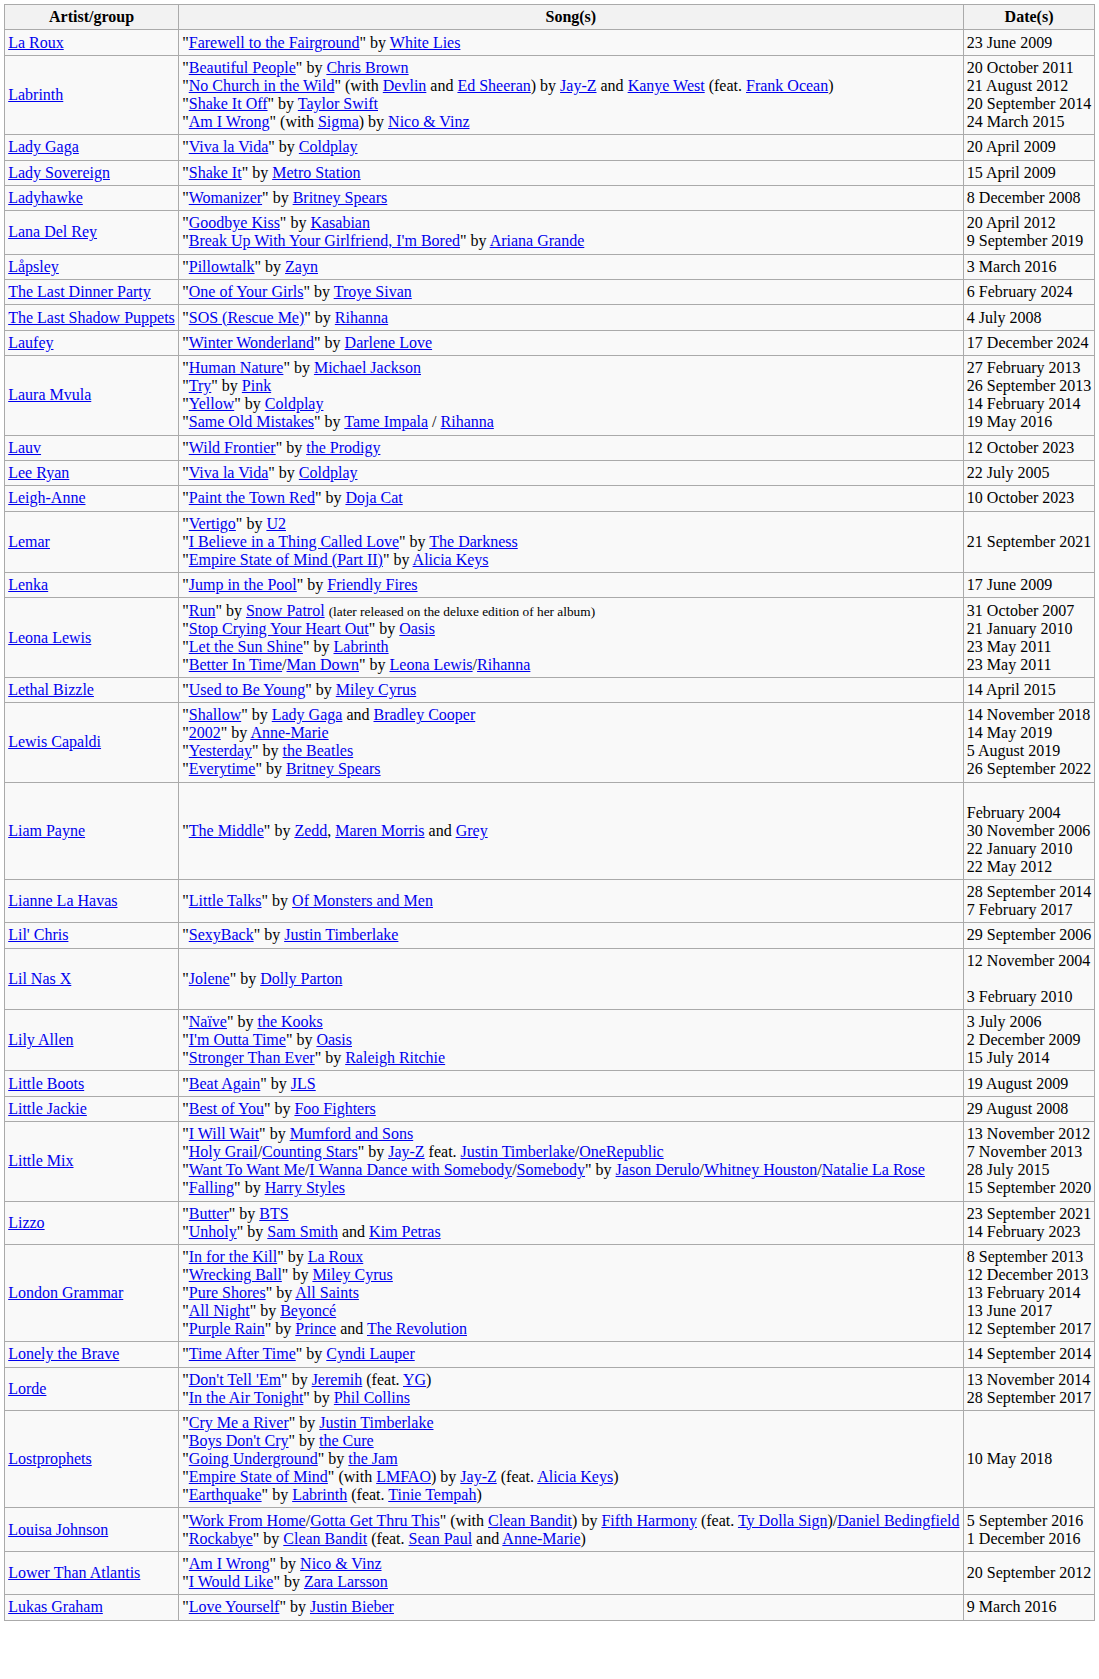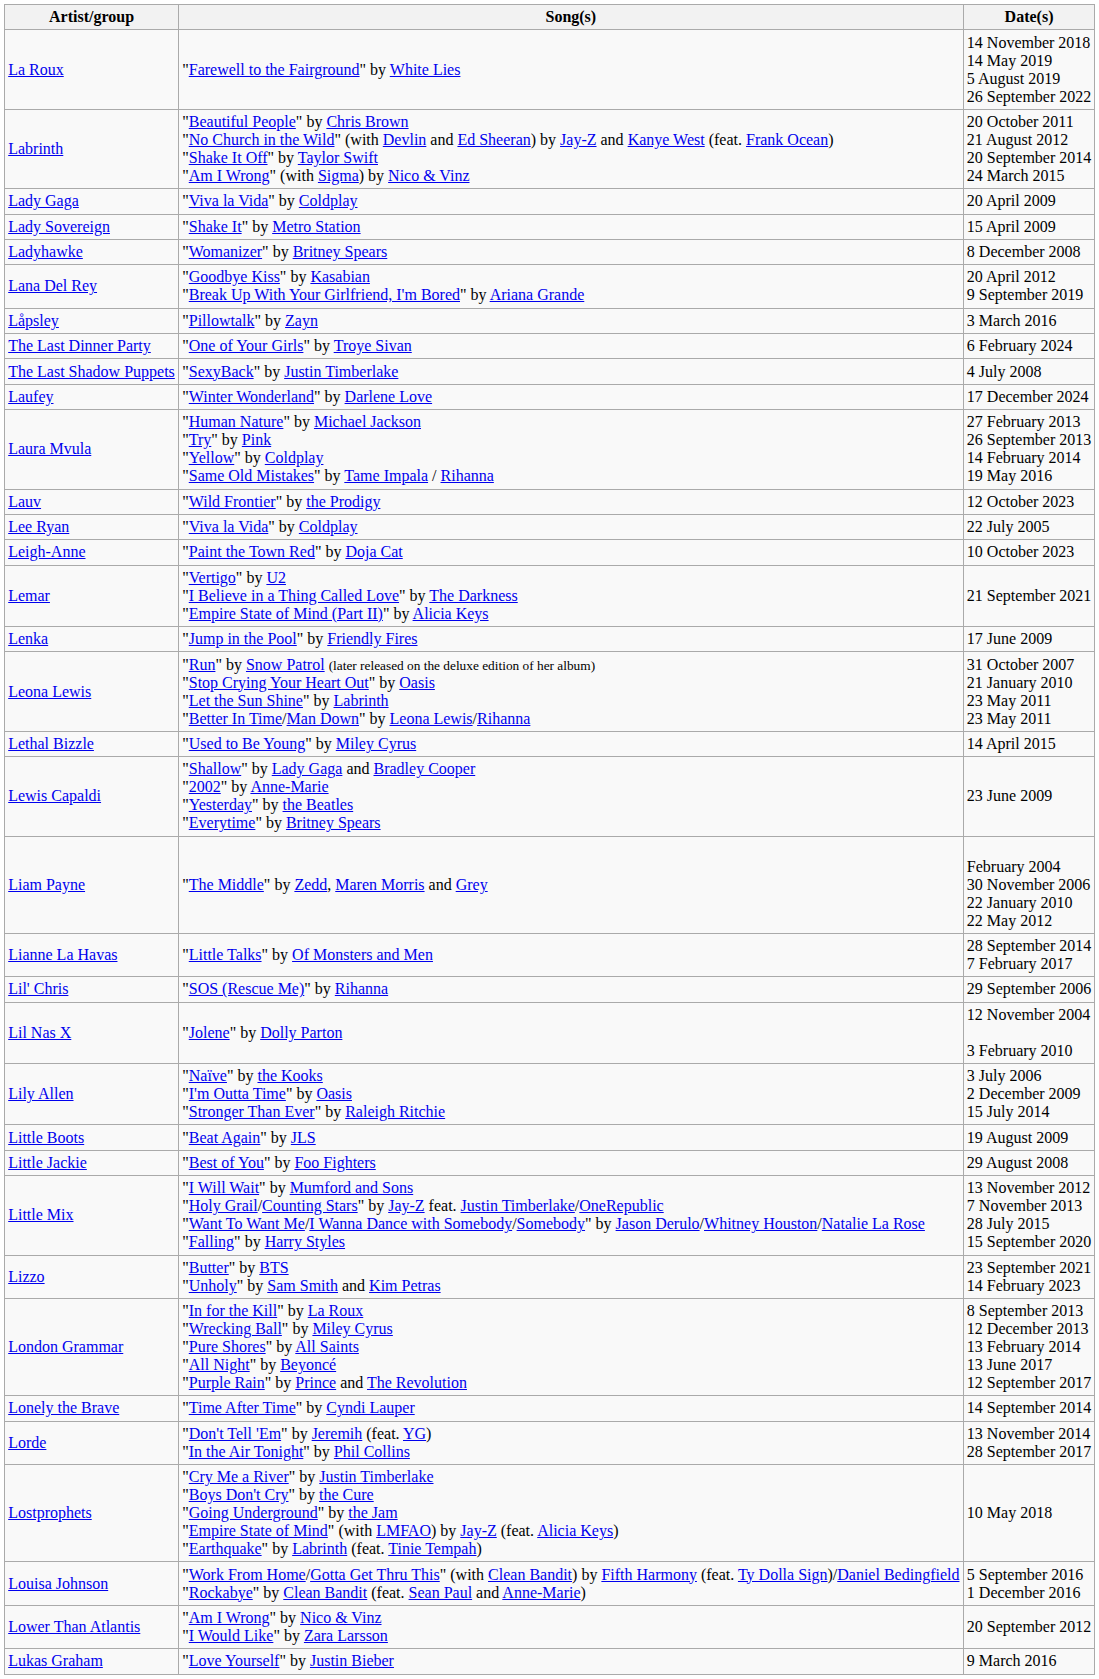(1009, 42) 23 June 2009 -> (1029, 69) 14 November 2018 14 May 2019 5 August 2019 26 September 2022
(285, 317) "SOS (Rescue Me)" by Rihanna -> (290, 371) "SexyBack" by Justin Timberlake
(1029, 742) 14 November 2018 14 May 2019 5 August 2019 26 September 2022 -> (1009, 796) 23 June 2009
(290, 935) "SexyBack" by Justin Timberlake -> (285, 989) "SOS (Rescue Me)" by Rihanna
